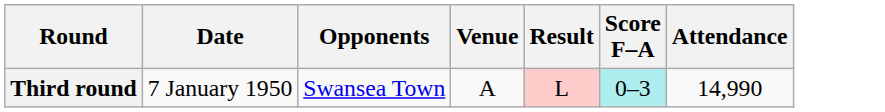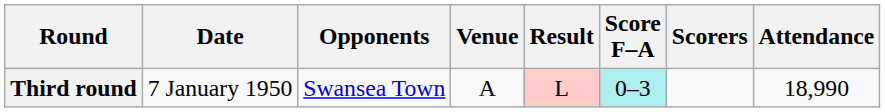+ column: (710, 36)
(730, 87) 14,990 -> (816, 87) 18,990
